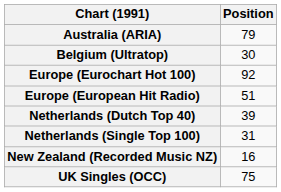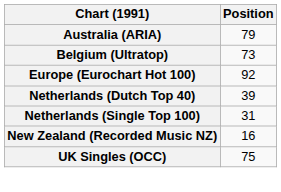(248, 55) 30 -> (248, 55) 73
- row: (112, 95)
